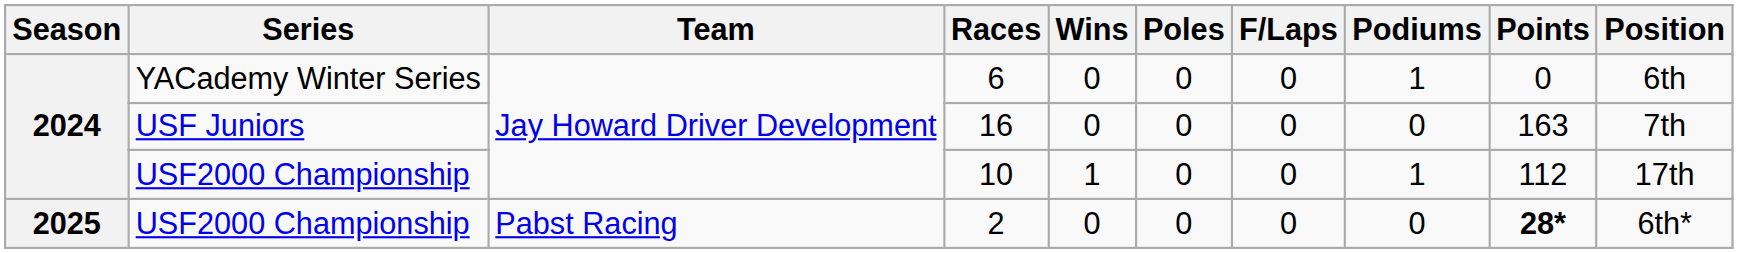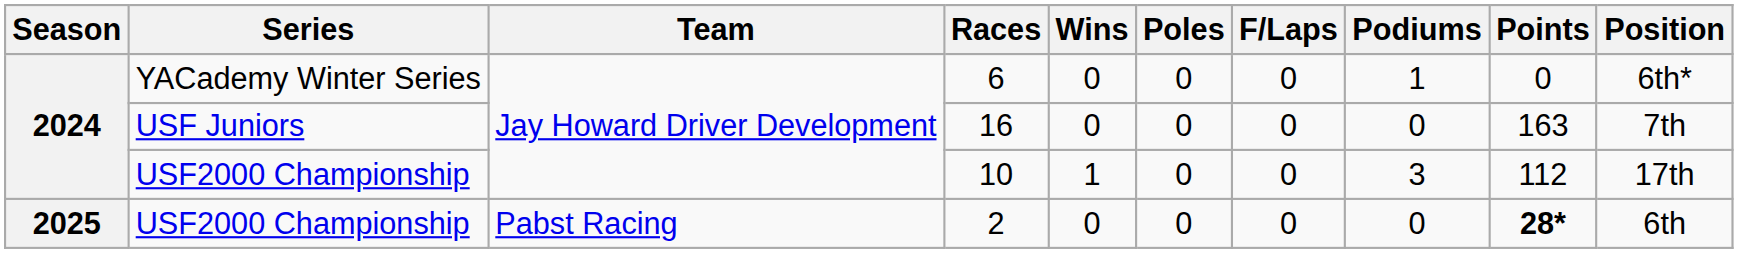(1665, 78) 6th -> (1665, 78) 6th*
(1417, 175) 1 -> (1417, 175) 3
(1665, 224) 6th* -> (1665, 224) 6th
